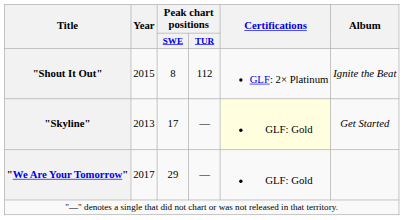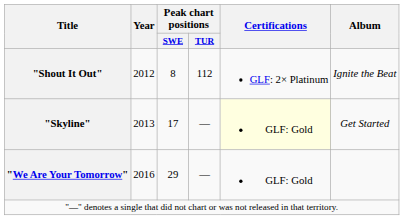(144, 73) 2015 -> (144, 73) 2012
(144, 174) 2017 -> (144, 174) 2016
